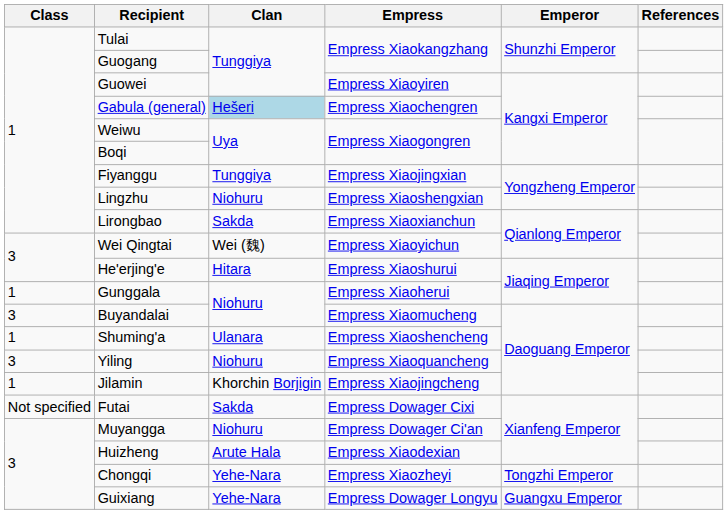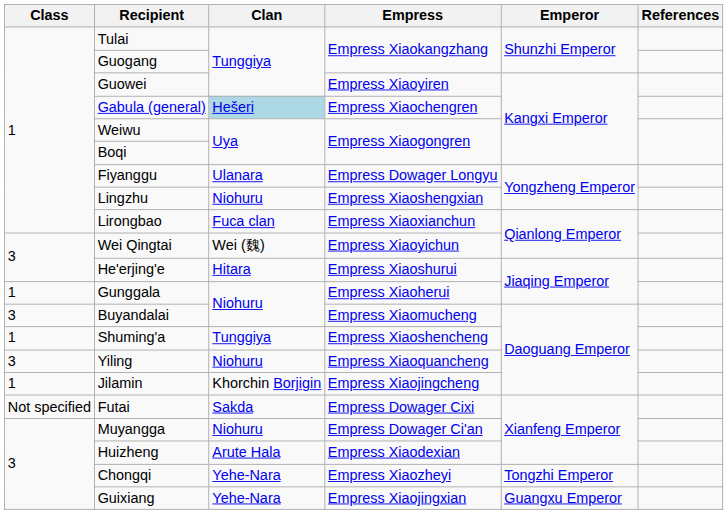(242, 175) Tunggiya -> (238, 175) Ulanara
(397, 175) Empress Xiaojingxian -> (413, 175) Empress Dowager Longyu
(233, 221) Sakda -> (244, 221) Fuca clan
(238, 338) Ulanara -> (242, 338) Tunggiya
(413, 498) Empress Dowager Longyu -> (397, 498) Empress Xiaojingxian
